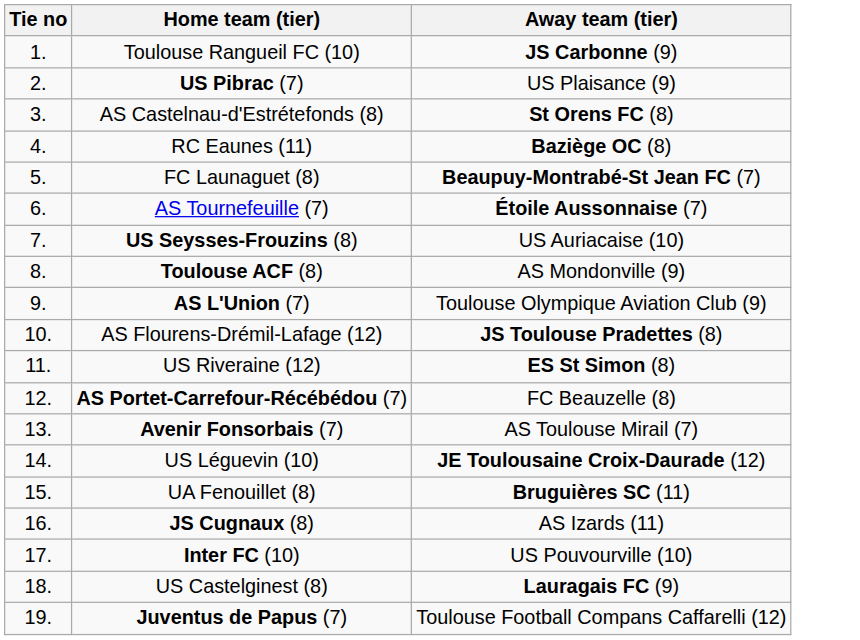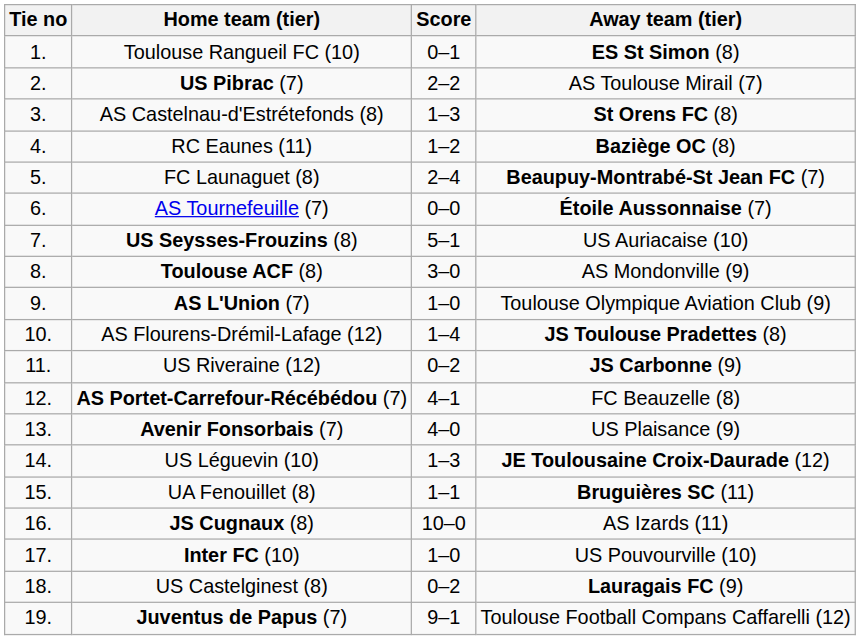+ column: (444, 20)
(601, 51) JS Carbonne (9) -> (666, 51) ES St Simon (8)
(601, 83) US Plaisance (9) -> (666, 83) AS Toulouse Mirail (7)
(601, 366) ES St Simon (8) -> (666, 366) JS Carbonne (9)
(601, 429) AS Toulouse Mirail (7) -> (666, 429) US Plaisance (9)
